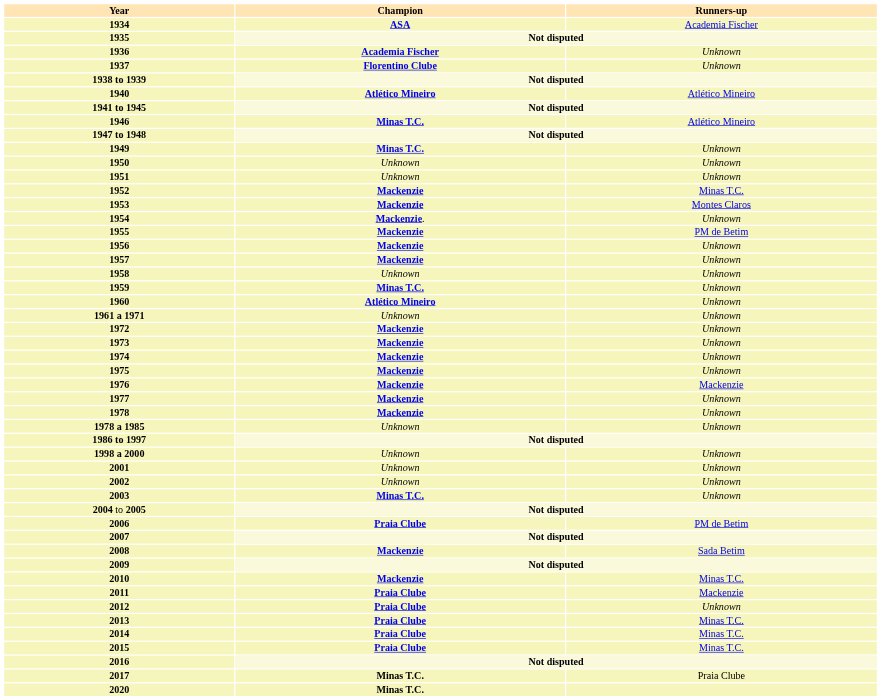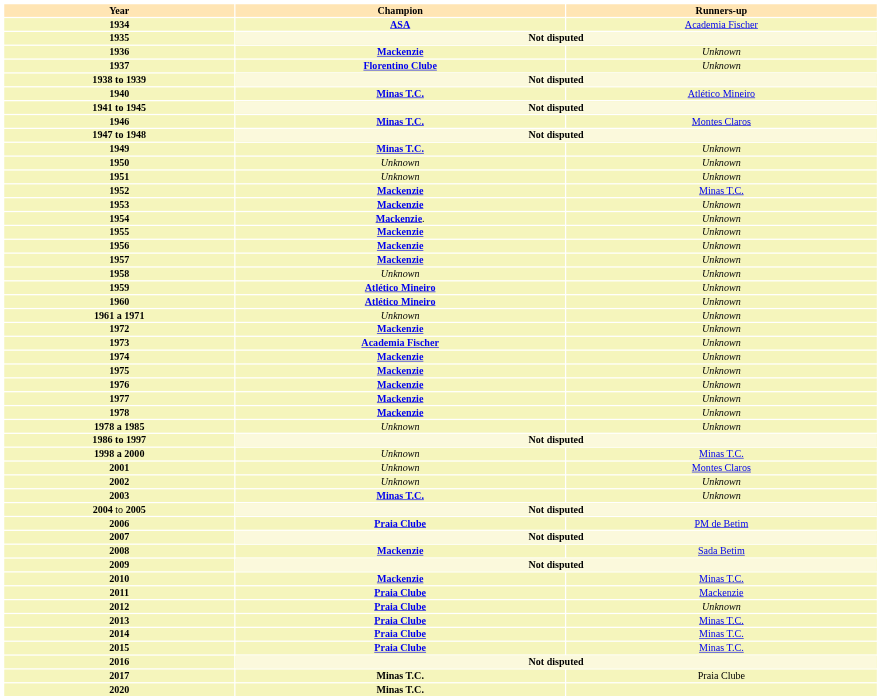(400, 52) Academia Fischer -> (400, 52) Mackenzie
(400, 93) Atlético Mineiro -> (400, 93) Minas T.C.
(721, 121) Atlético Mineiro -> (721, 121) Montes Claros
(721, 204) Montes Claros -> (721, 204) Unknown
(721, 232) PM de Betim -> (721, 232) Unknown
(400, 287) Minas T.C. -> (400, 287) Atlético Mineiro
(400, 343) Mackenzie -> (400, 343) Academia Fischer
(721, 384) Mackenzie -> (721, 384) Unknown
(721, 454) Unknown -> (721, 454) Minas T.C.
(721, 468) Unknown -> (721, 468) Montes Claros
